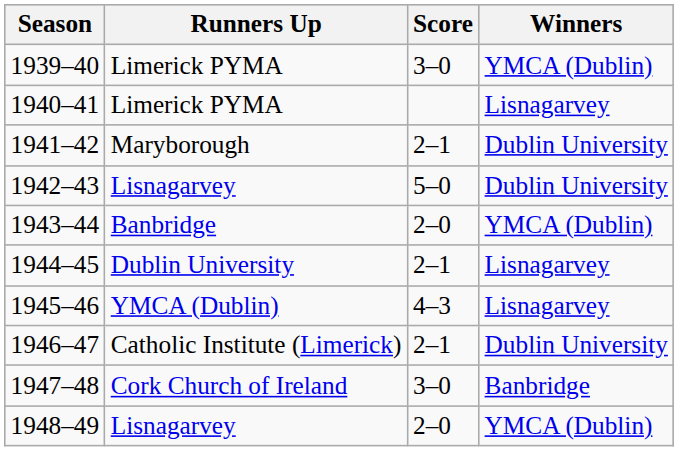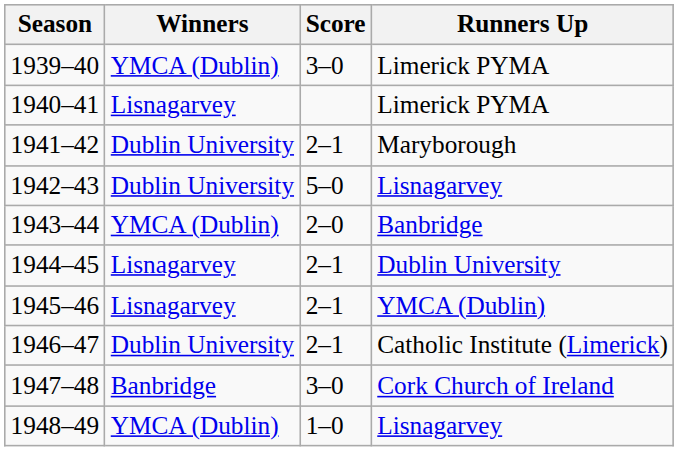columns swapped: (576, 24) <-> (256, 24)
(432, 305) 4–3 -> (325, 305) 2–1
(432, 425) 2–0 -> (325, 425) 1–0
